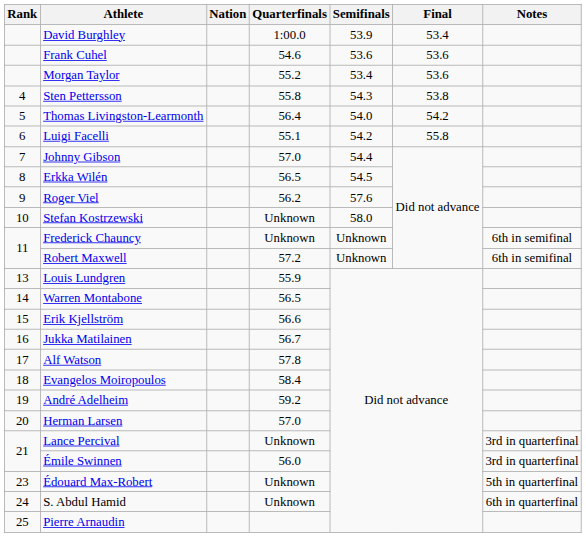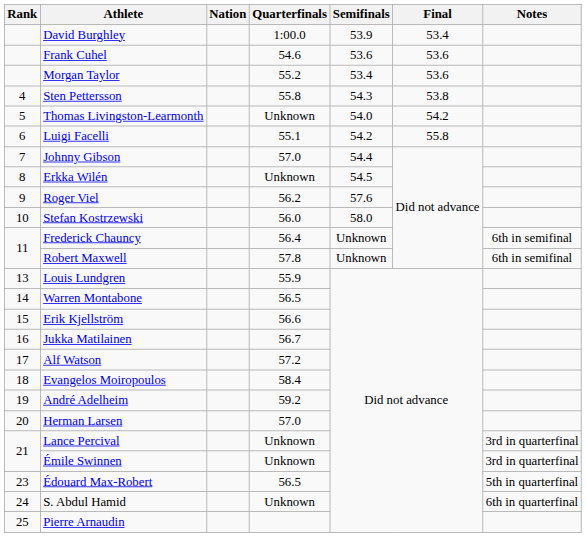(290, 116) 56.4 -> (290, 116) Unknown
(290, 177) 56.5 -> (290, 177) Unknown
(290, 217) Unknown -> (290, 217) 56.0
(290, 237) Unknown -> (290, 237) 56.4
(290, 258) 57.2 -> (290, 258) 57.8
(290, 359) 57.8 -> (290, 359) 57.2
(290, 461) 56.0 -> (290, 461) Unknown
(290, 481) Unknown -> (290, 481) 56.5
